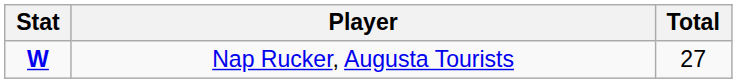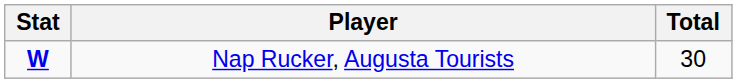(693, 59) 27 -> (693, 59) 30
